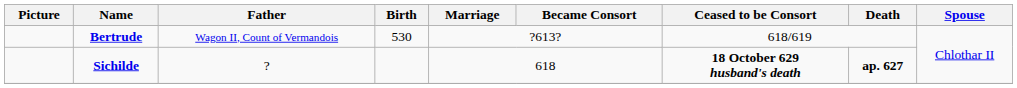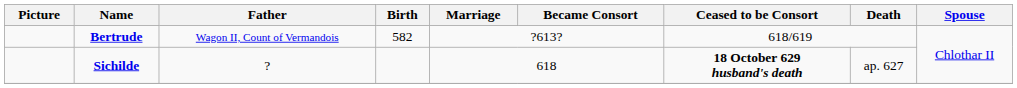(402, 36) 530 -> (402, 36) 582
(883, 65) bold -> (884, 65) normal
